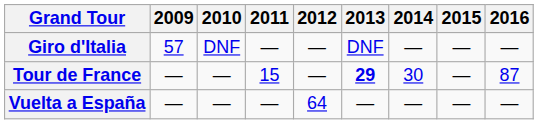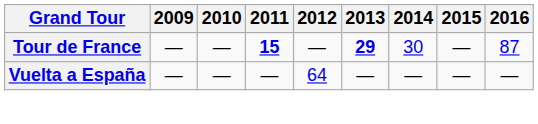- row: (77, 47)
(269, 75) normal -> (269, 47) bold
